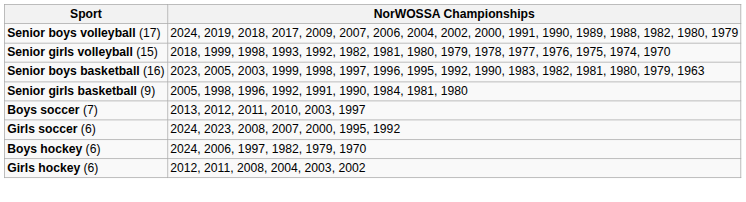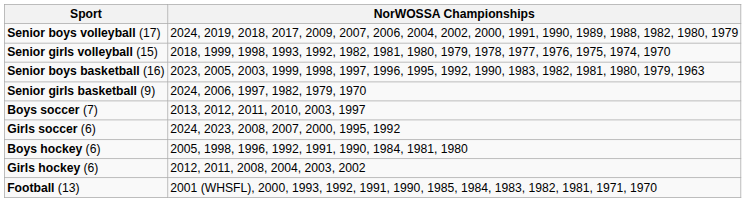(319, 91) 2005, 1998, 1996, 1992, 1991, 1990, 1984, 1981, 1980 -> (268, 91) 2024, 2006, 1997, 1982, 1979, 1970
(268, 149) 2024, 2006, 1997, 1982, 1979, 1970 -> (319, 149) 2005, 1998, 1996, 1992, 1991, 1990, 1984, 1981, 1980
+ row: (43, 187)
